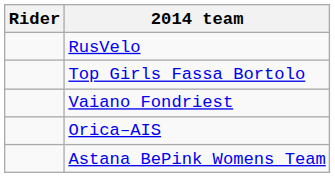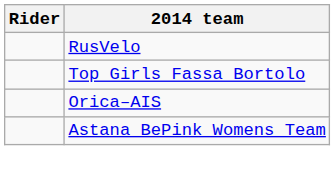- row: (151, 103)
